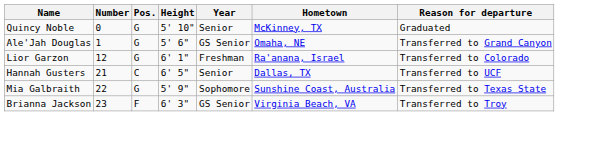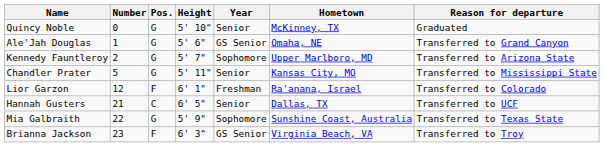+ row: (57, 58)
+ row: (49, 73)
(137, 58) G -> (154, 88) F
